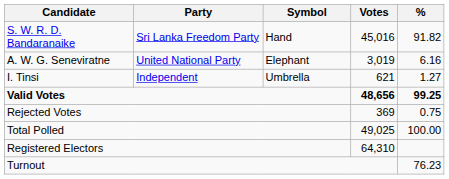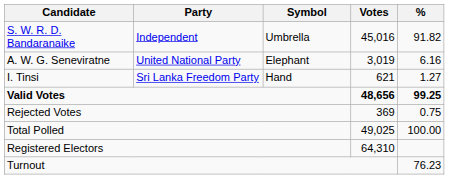(198, 36) Sri Lanka Freedom Party -> (167, 36) Independent
(279, 36) Hand -> (288, 36) Umbrella
(167, 78) Independent -> (198, 78) Sri Lanka Freedom Party
(288, 78) Umbrella -> (279, 78) Hand
